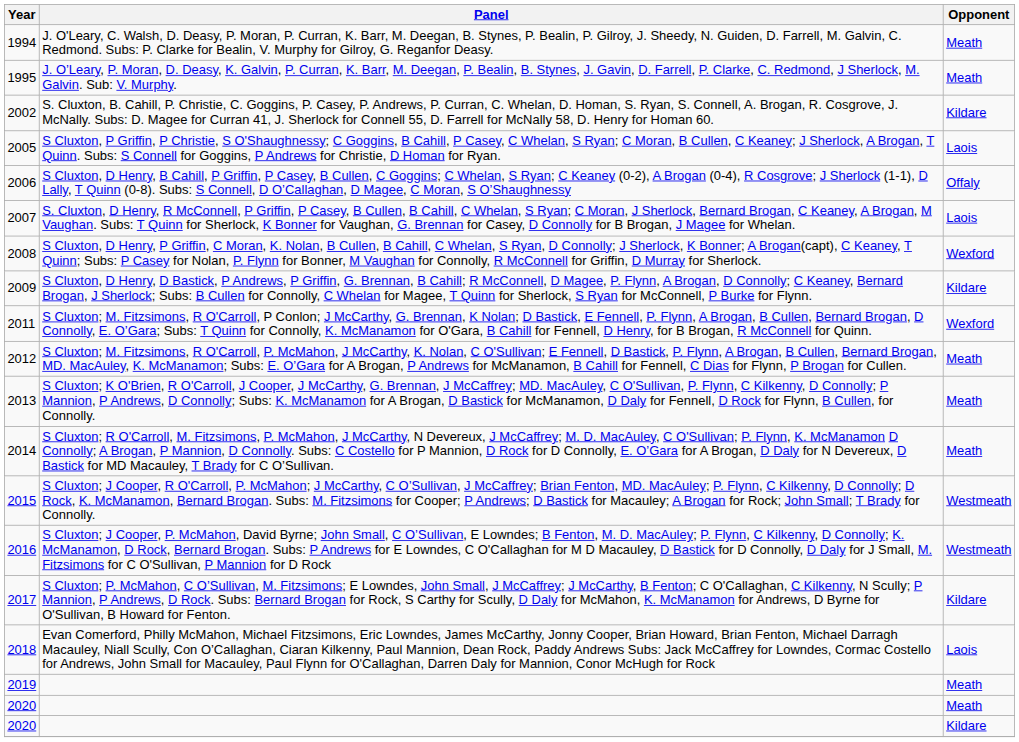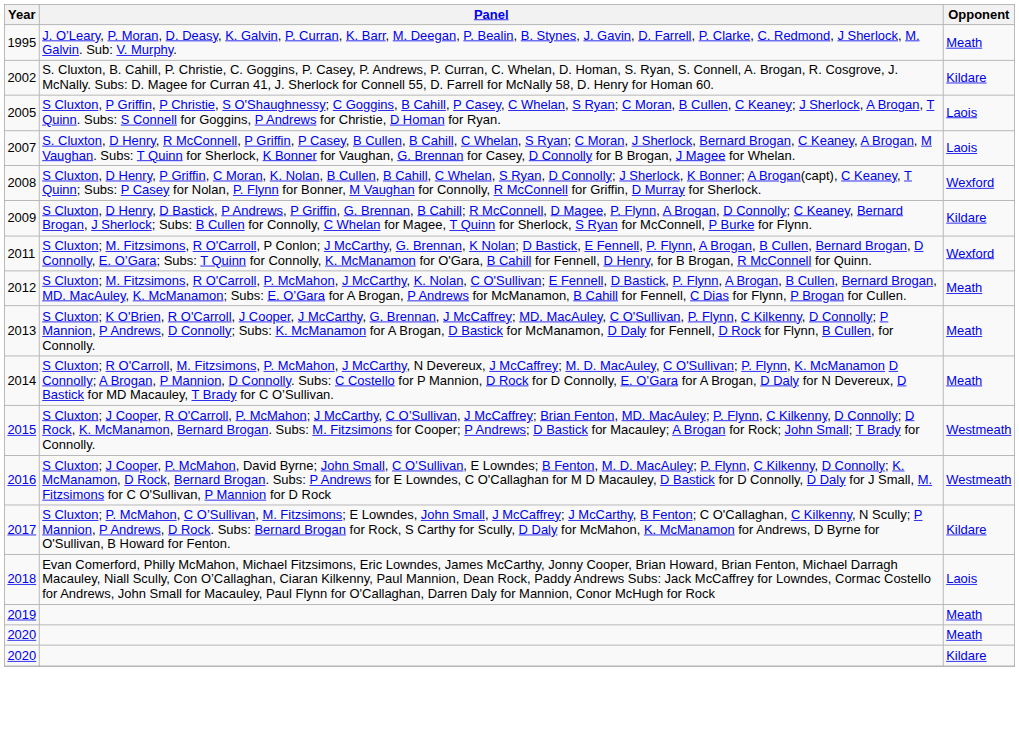- row: (22, 42)
- row: (22, 183)
